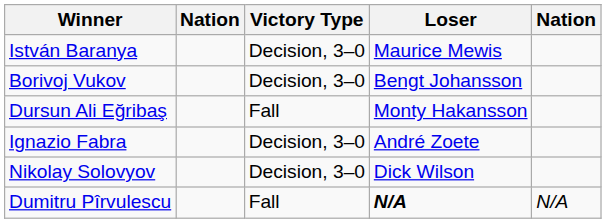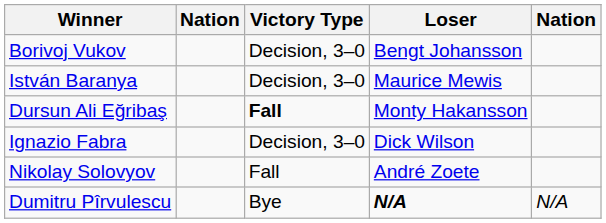rows swapped: (67, 80) <-> (73, 50)
(264, 111) normal -> (265, 111) bold
(427, 141) André Zoete -> (424, 141) Dick Wilson
(307, 171) Decision, 3–0 -> (264, 171) Fall
(424, 171) Dick Wilson -> (427, 171) André Zoete
(264, 202) Fall -> (265, 202) Bye
